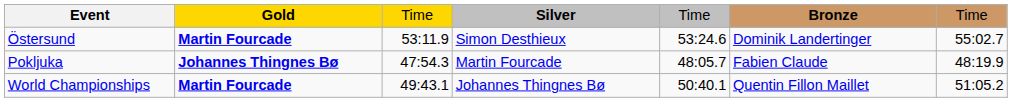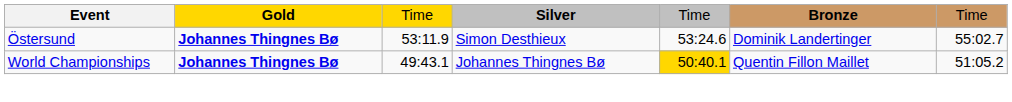(235, 39) Martin Fourcade -> (258, 39) Johannes Thingnes Bø
- row: (35, 62)
(235, 85) Martin Fourcade -> (258, 62) Johannes Thingnes Bø
(702, 85) no background -> (702, 62) gold background
